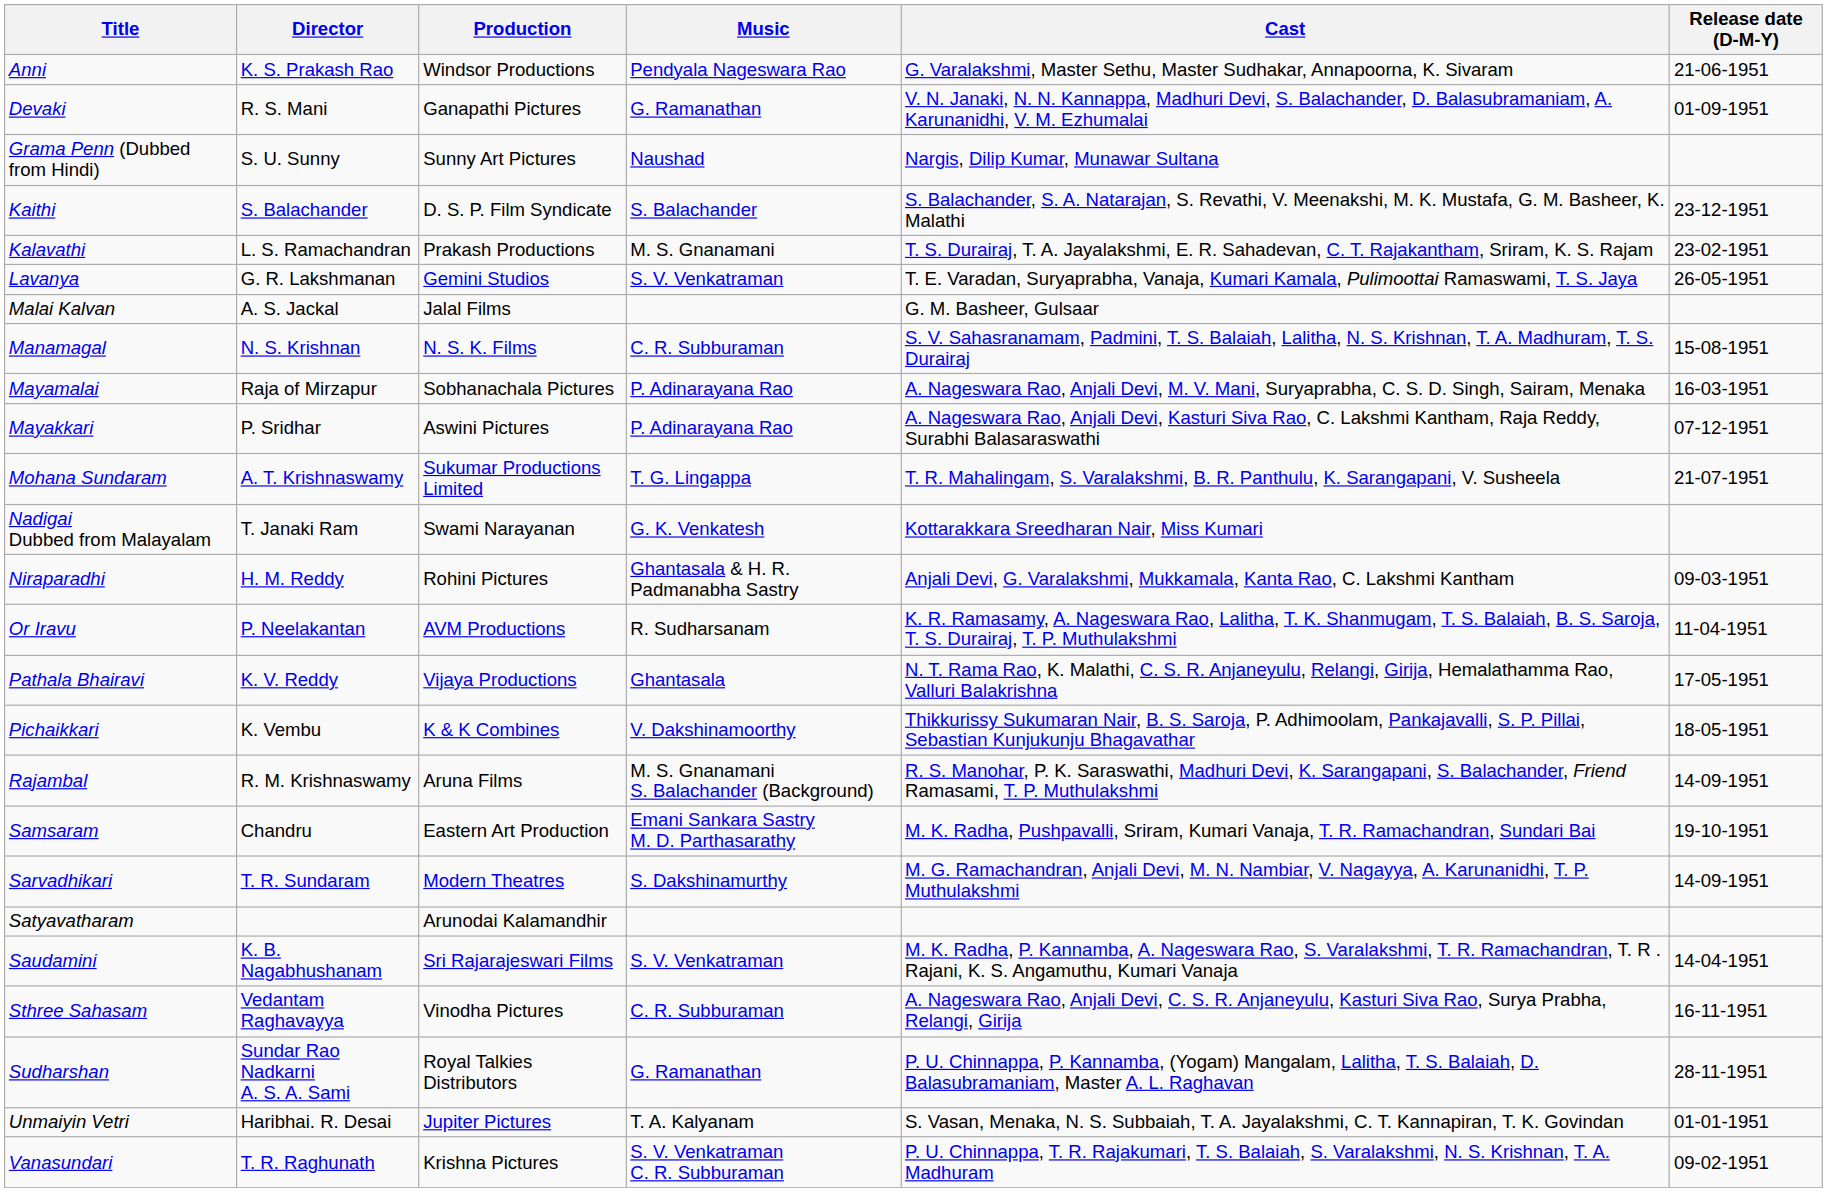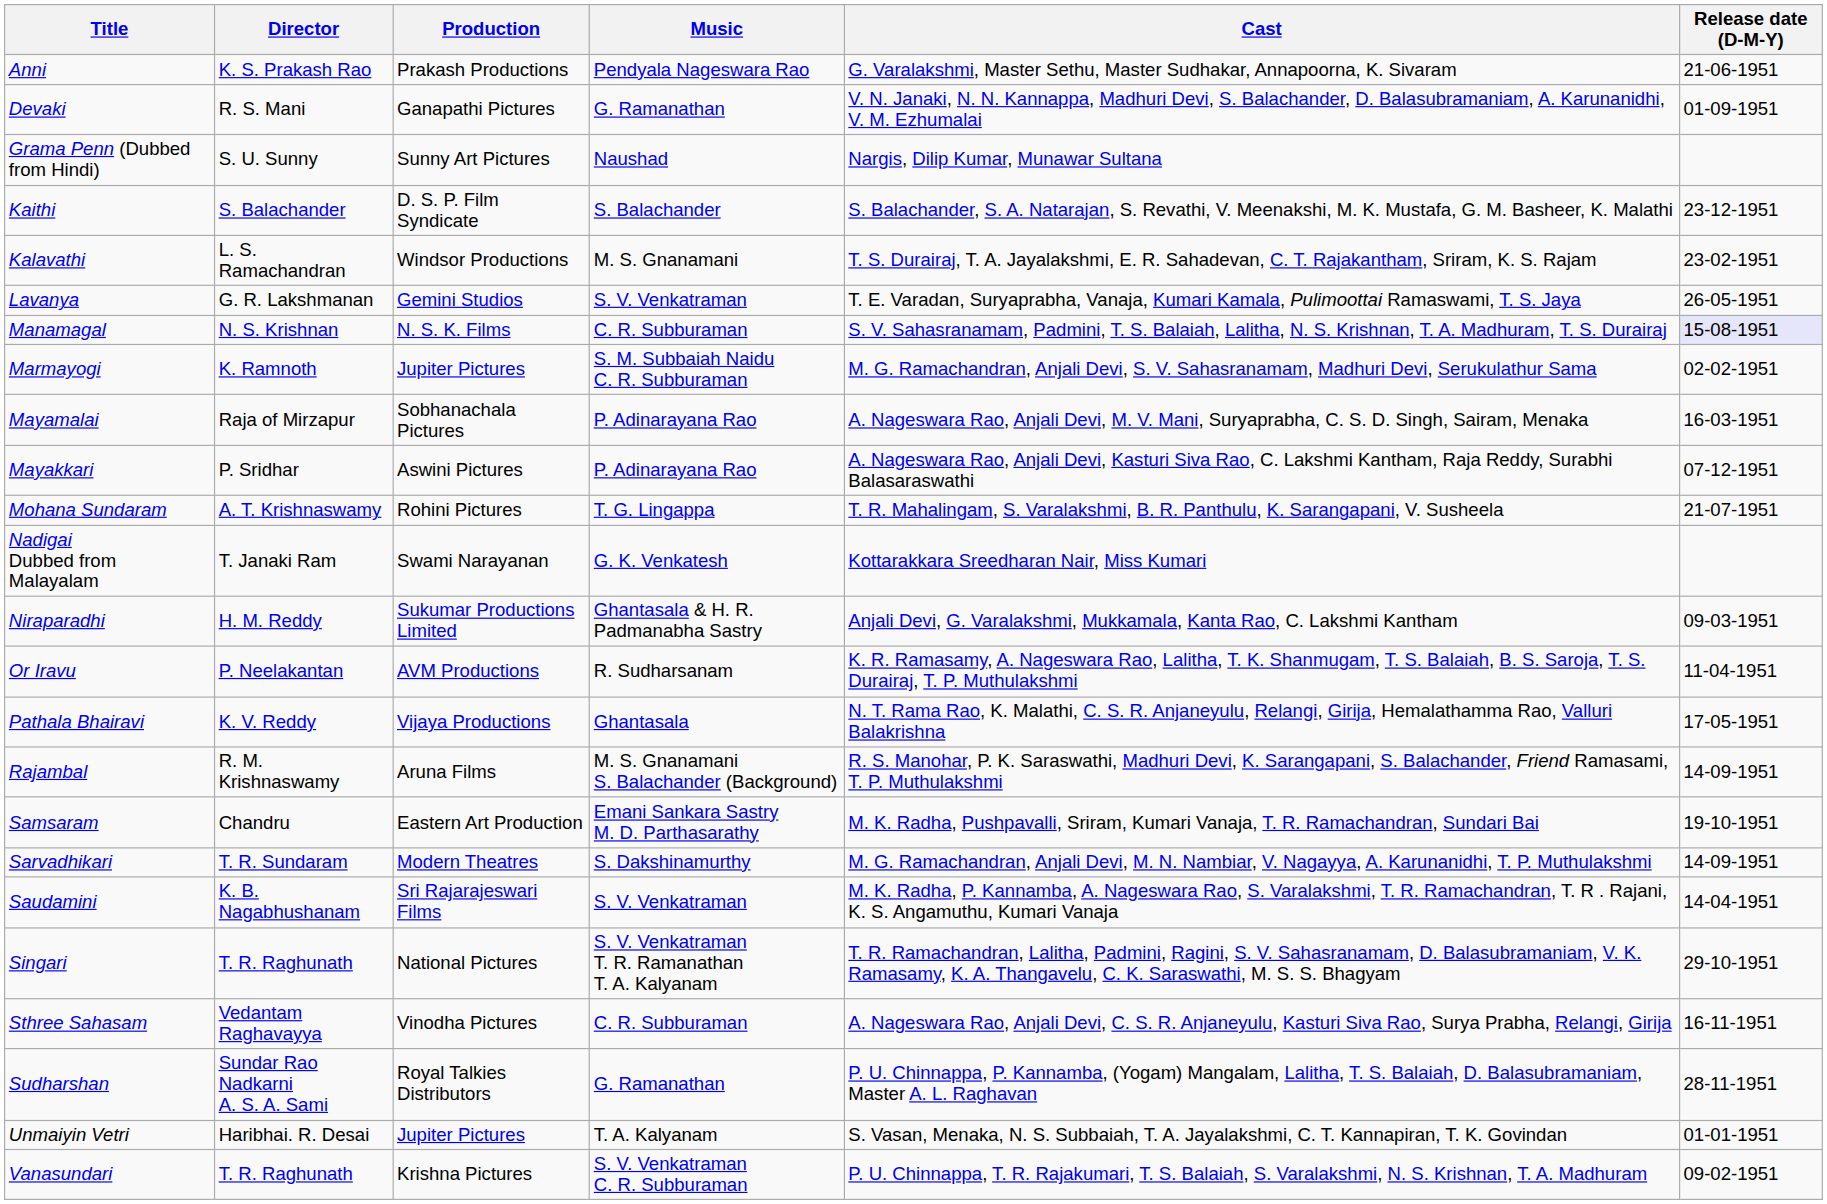(509, 69) Windsor Productions -> (483, 69) Prakash Productions
(509, 249) Prakash Productions -> (483, 260) Windsor Productions
- row: (62, 308)
(1721, 348) no background -> (1731, 329) lavender background
+ row: (55, 369)
(512, 478) Sukumar Productions Limited -> (459, 510) Rohini Pictures
(486, 579) Rohini Pictures -> (486, 621) Sukumar Productions Limited
- row: (54, 730)
- row: (71, 921)
+ row: (38, 962)
